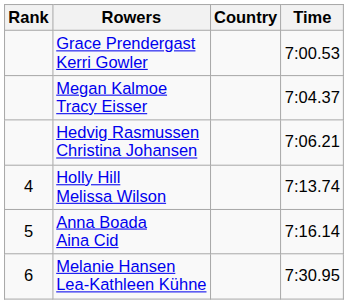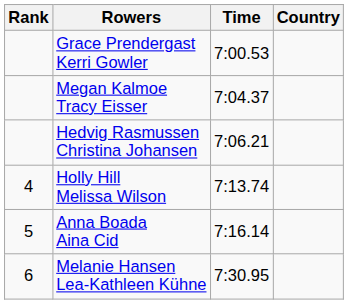columns swapped: (246, 17) <-> (312, 17)
